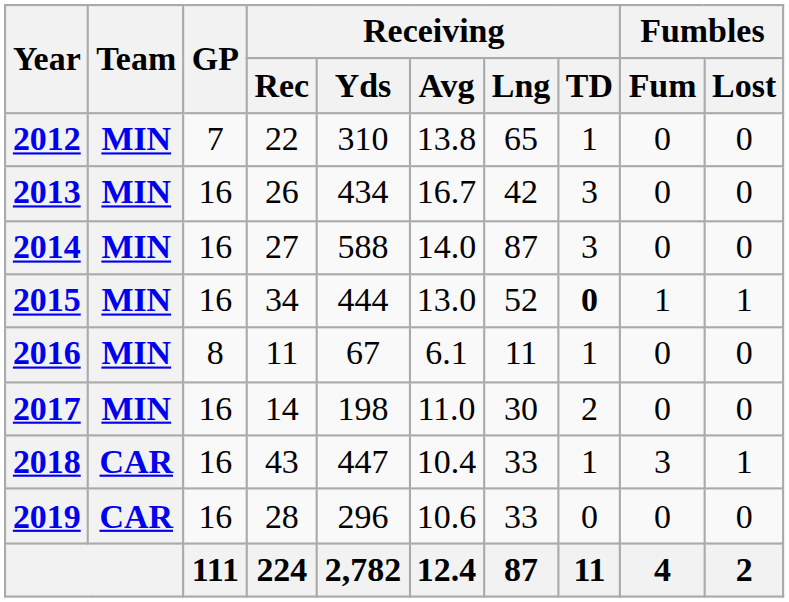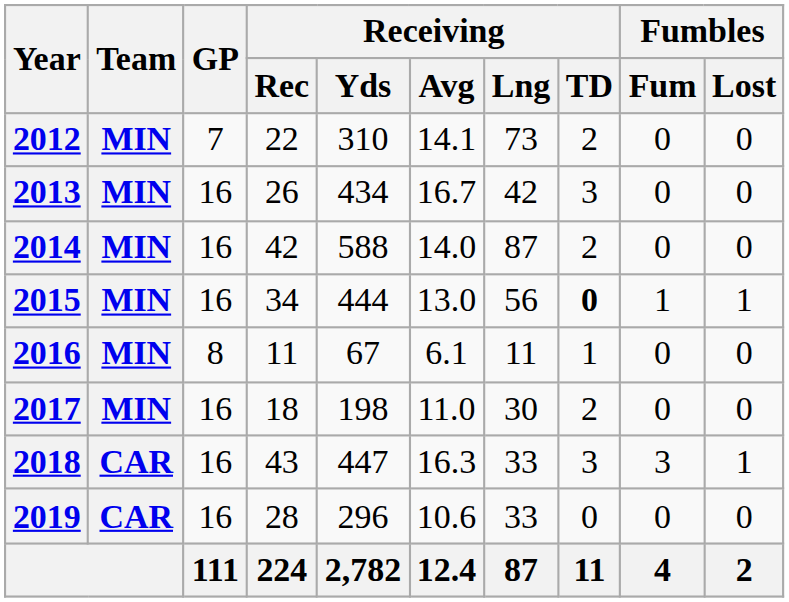(446, 138) 13.8 -> (446, 138) 14.1
(521, 138) 65 -> (521, 138) 73
(589, 138) 1 -> (589, 138) 2
(282, 246) 27 -> (282, 246) 42
(589, 246) 3 -> (589, 246) 2
(521, 300) 52 -> (521, 300) 56
(282, 407) 14 -> (282, 407) 18
(446, 461) 10.4 -> (446, 461) 16.3
(589, 461) 1 -> (589, 461) 3
